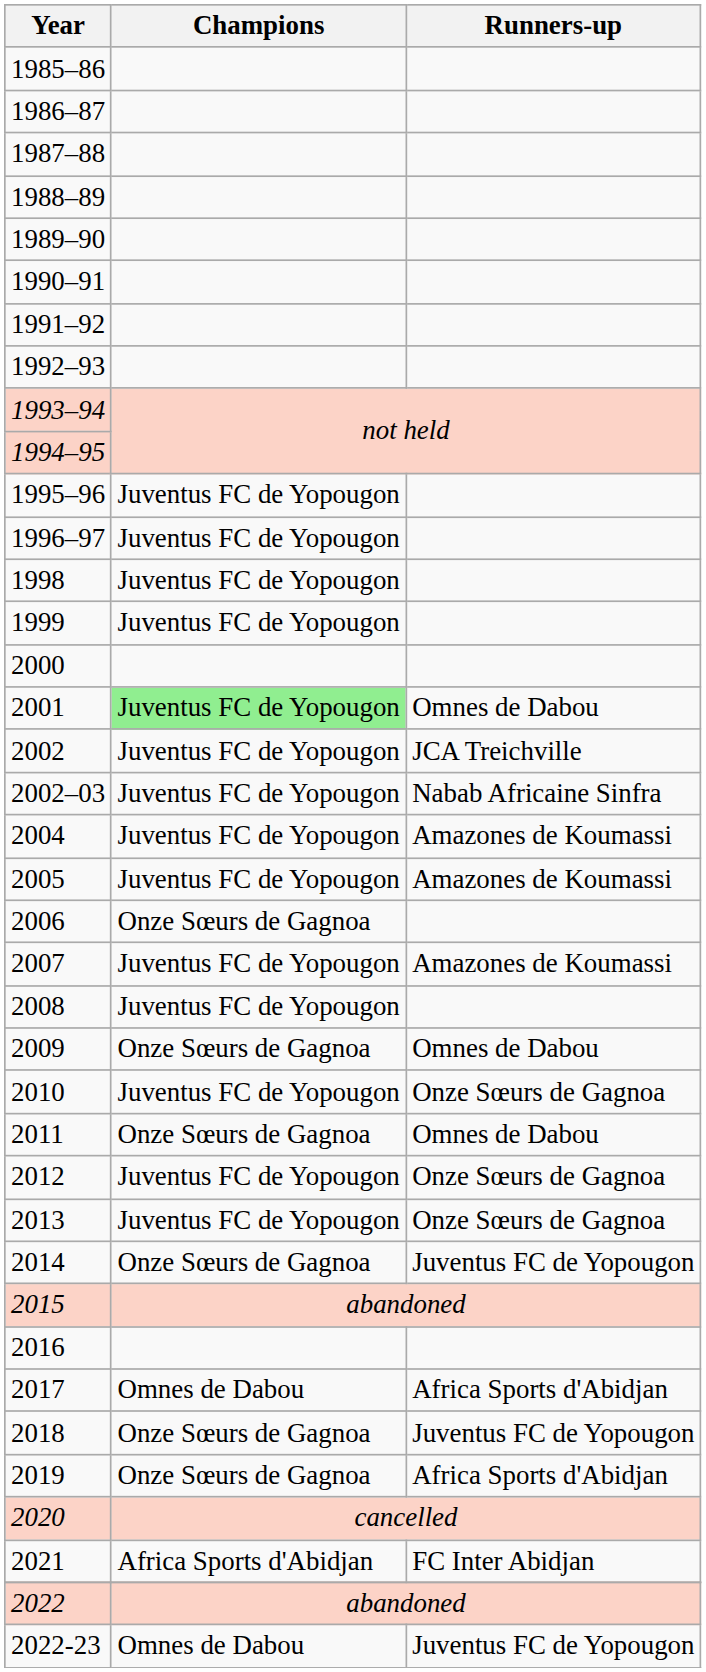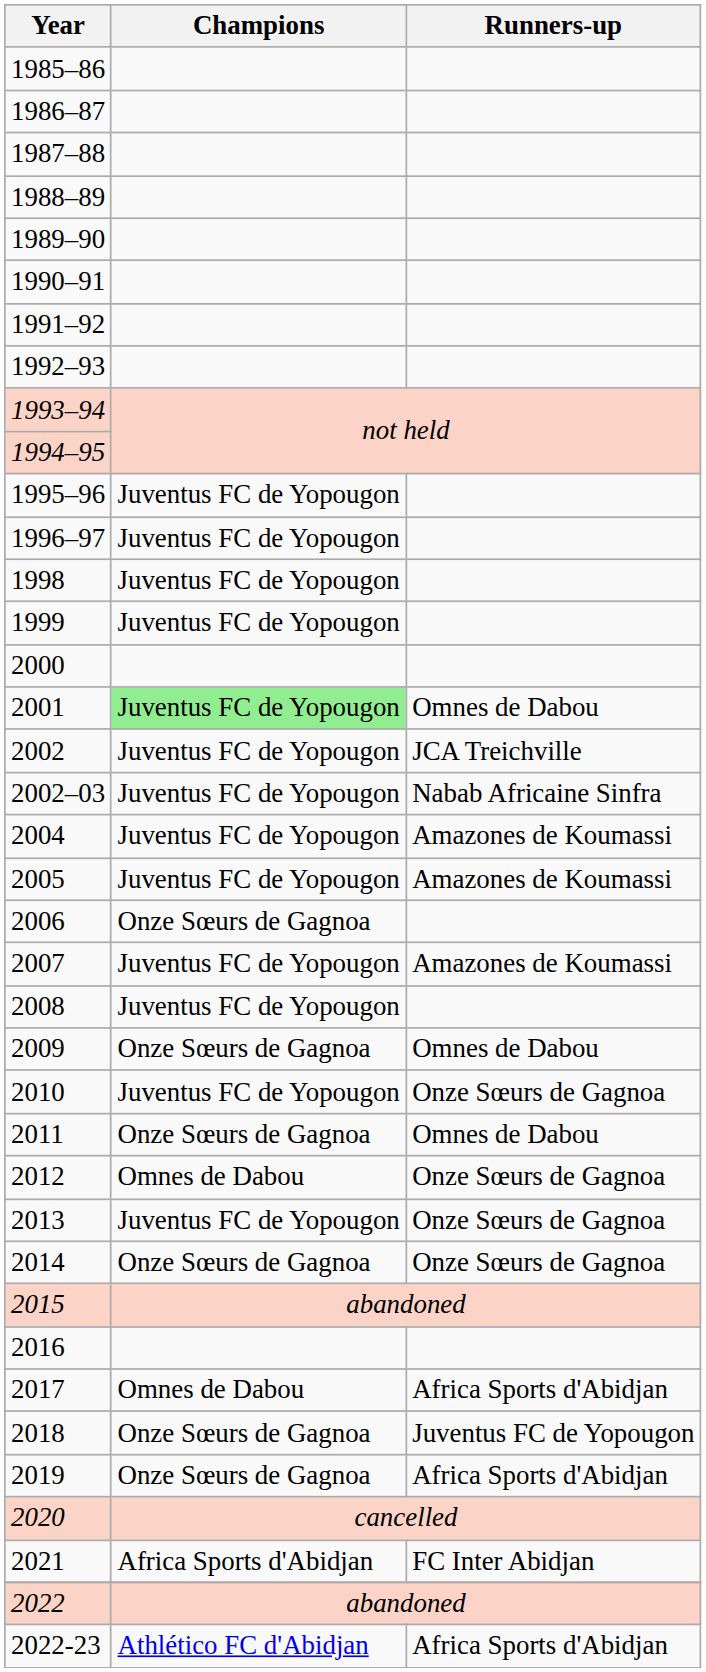(259, 1176) Juventus FC de Yopougon -> (211, 1176) Omnes de Dabou
(553, 1262) Juventus FC de Yopougon -> (539, 1262) Onze Sœurs de Gagnoa
(211, 1645) Omnes de Dabou -> (243, 1645) Athlético FC d'Abidjan
(553, 1645) Juventus FC de Yopougon -> (540, 1645) Africa Sports d'Abidjan
